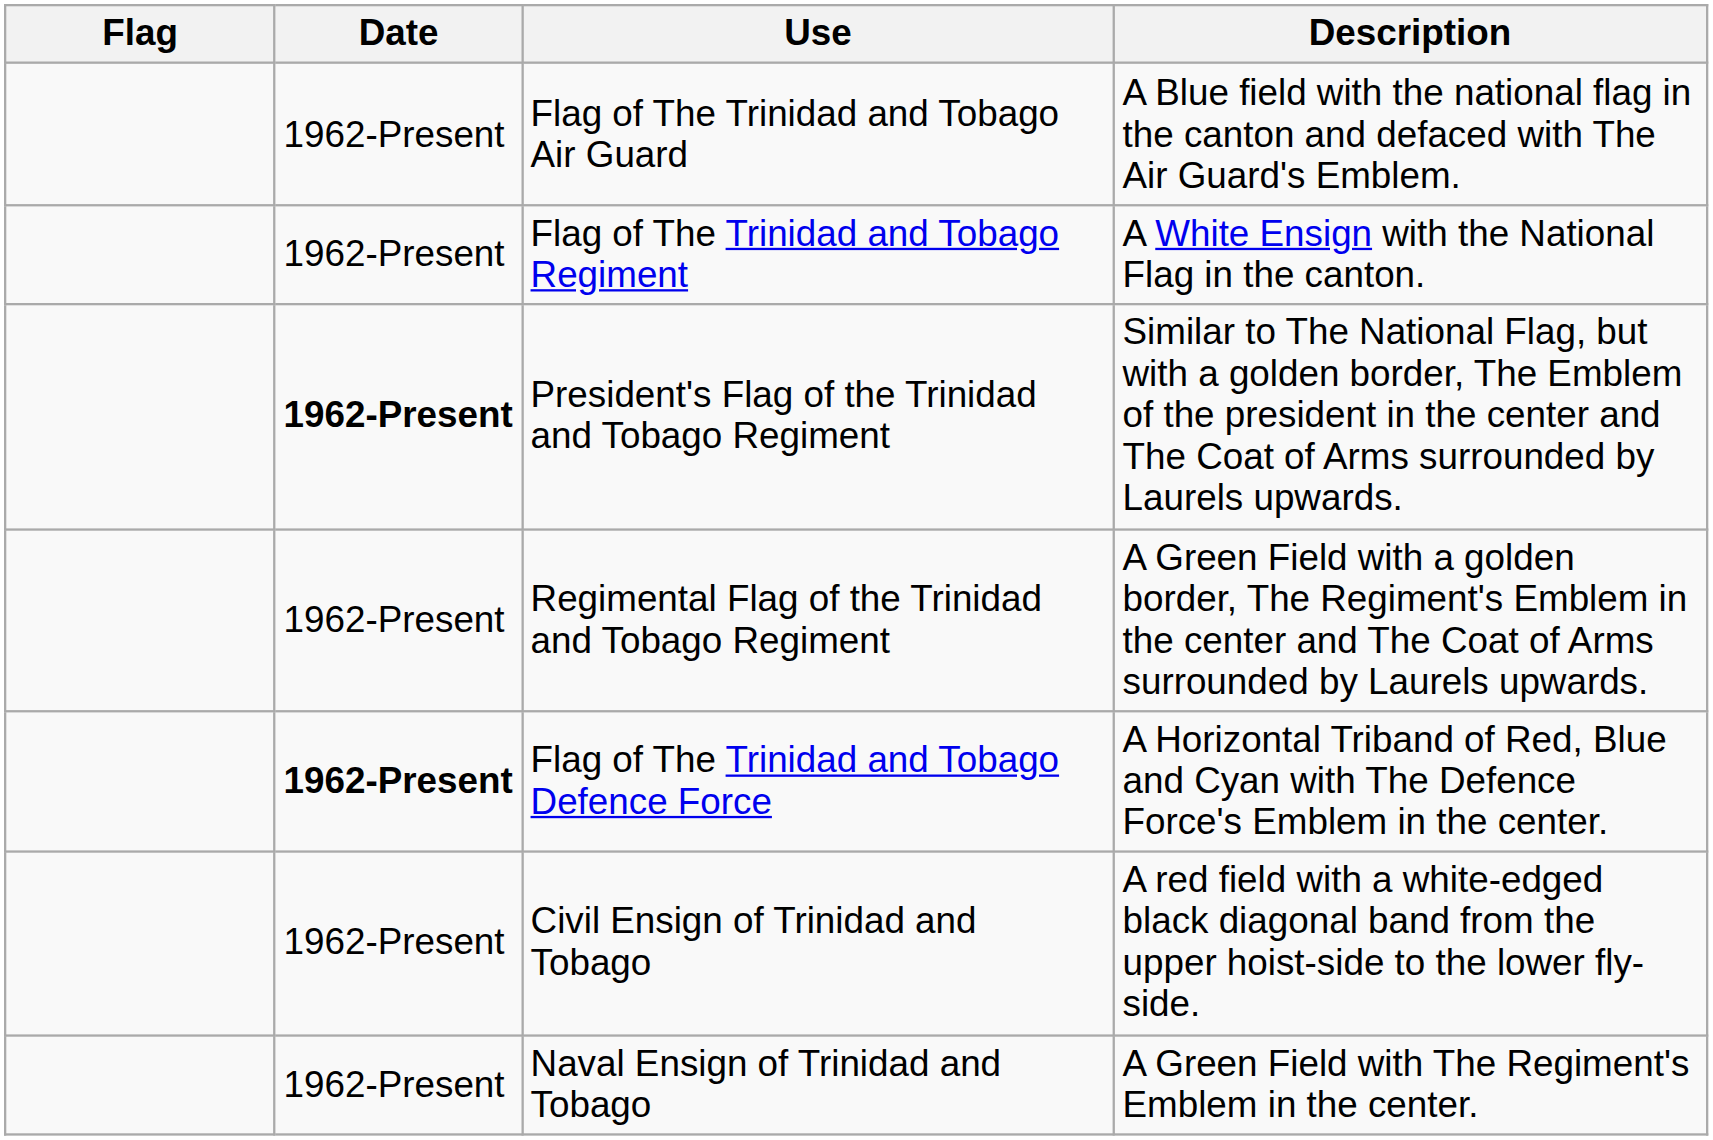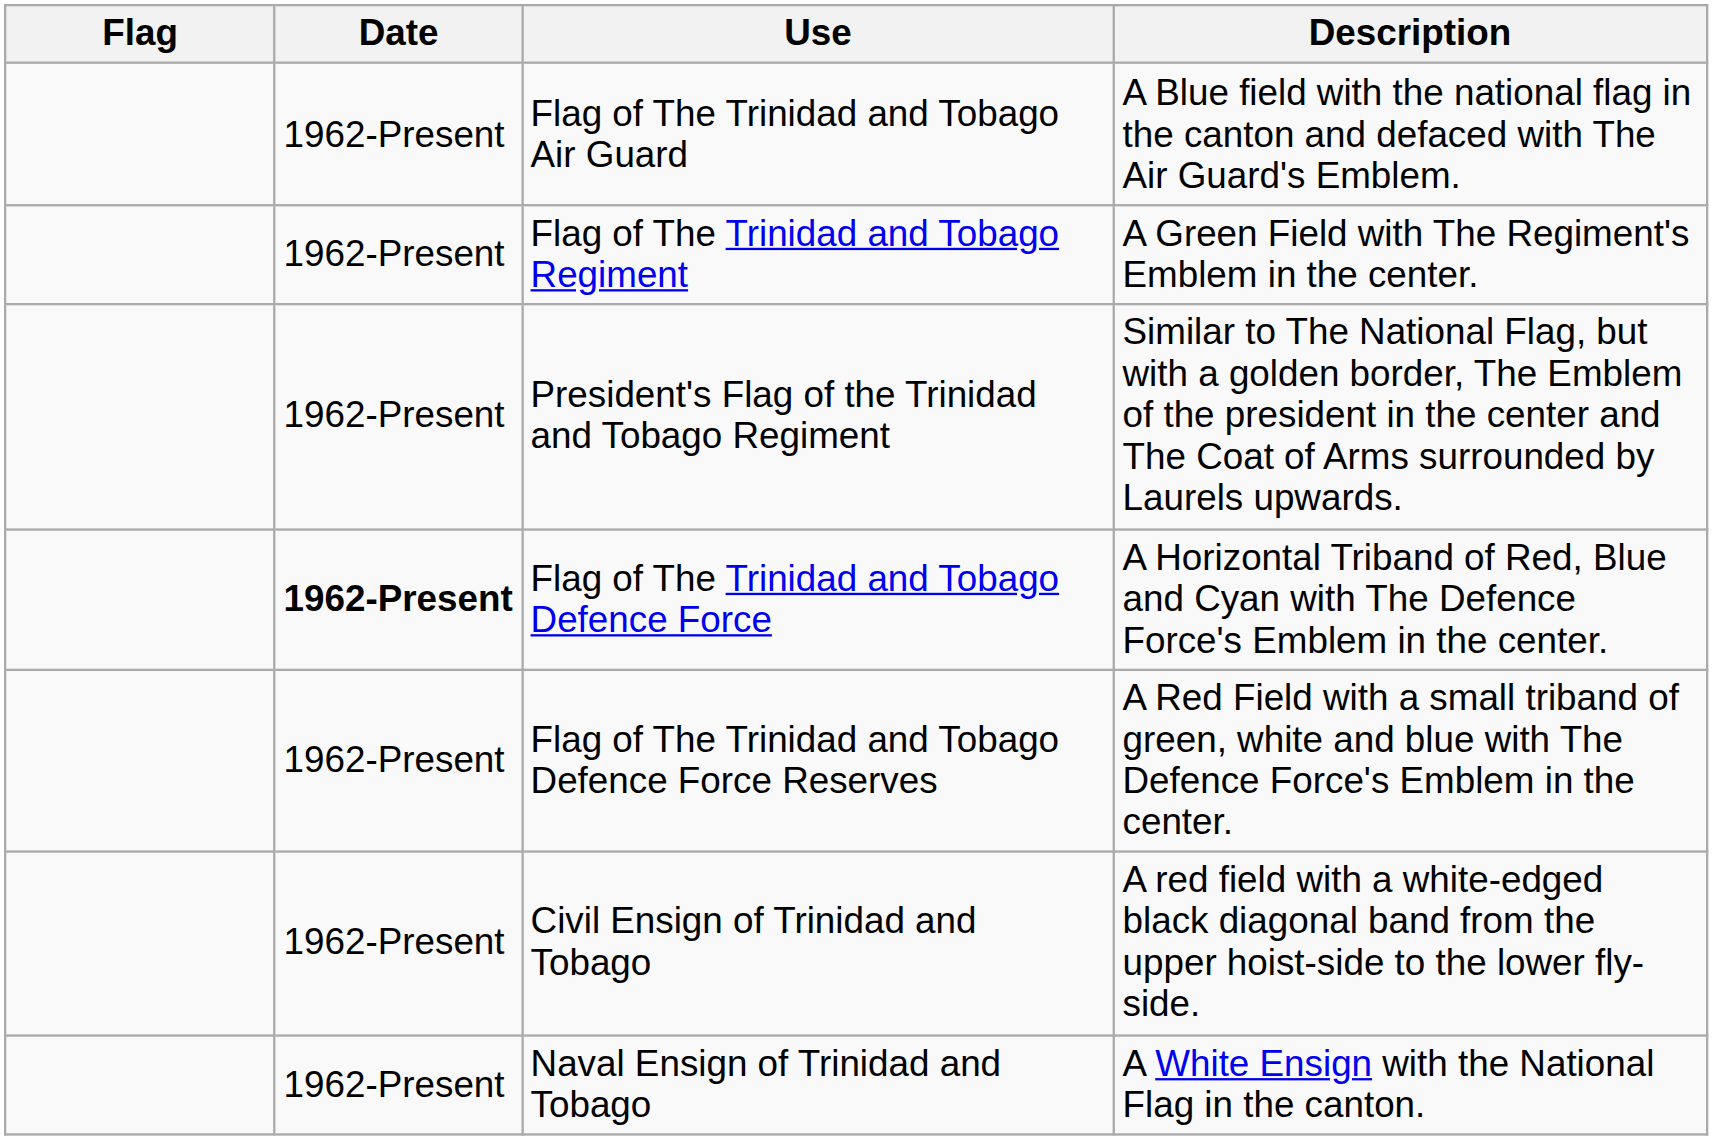(1388, 253) A White Ensign with the National Flag in the canton. -> (1406, 253) A Green Field with The Regiment's Emblem in the center.
(398, 415) bold -> (394, 415) normal
- row: (786, 619)
+ row: (795, 760)
(1406, 1083) A Green Field with The Regiment's Emblem in the center. -> (1388, 1083) A White Ensign with the National Flag in the canton.
